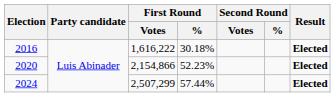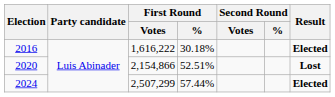(197, 65) 52.23% -> (197, 65) 52.51%
(310, 65) Elected -> (310, 65) Lost
